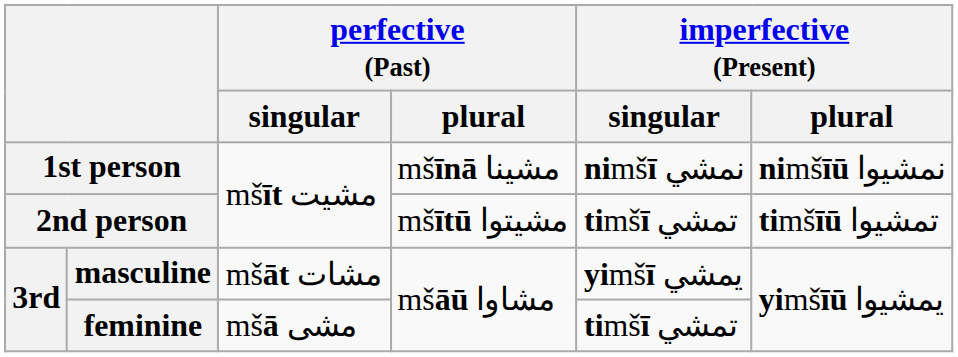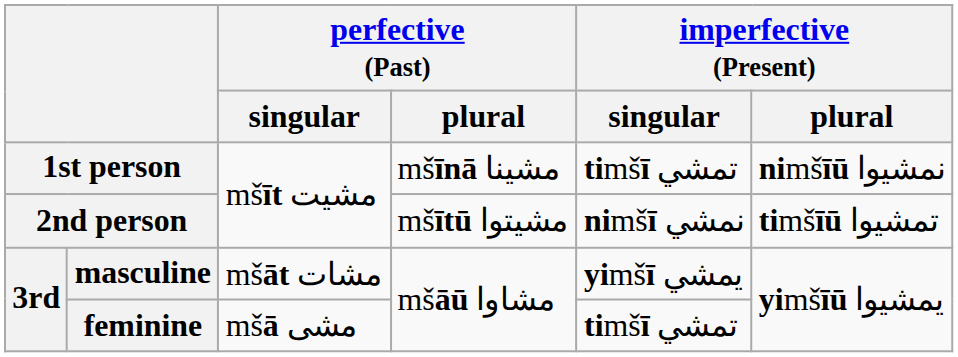(664, 168) nimšī نمشي -> (661, 168) timšī تمشي
(661, 221) timšī تمشي -> (664, 221) nimšī نمشي
